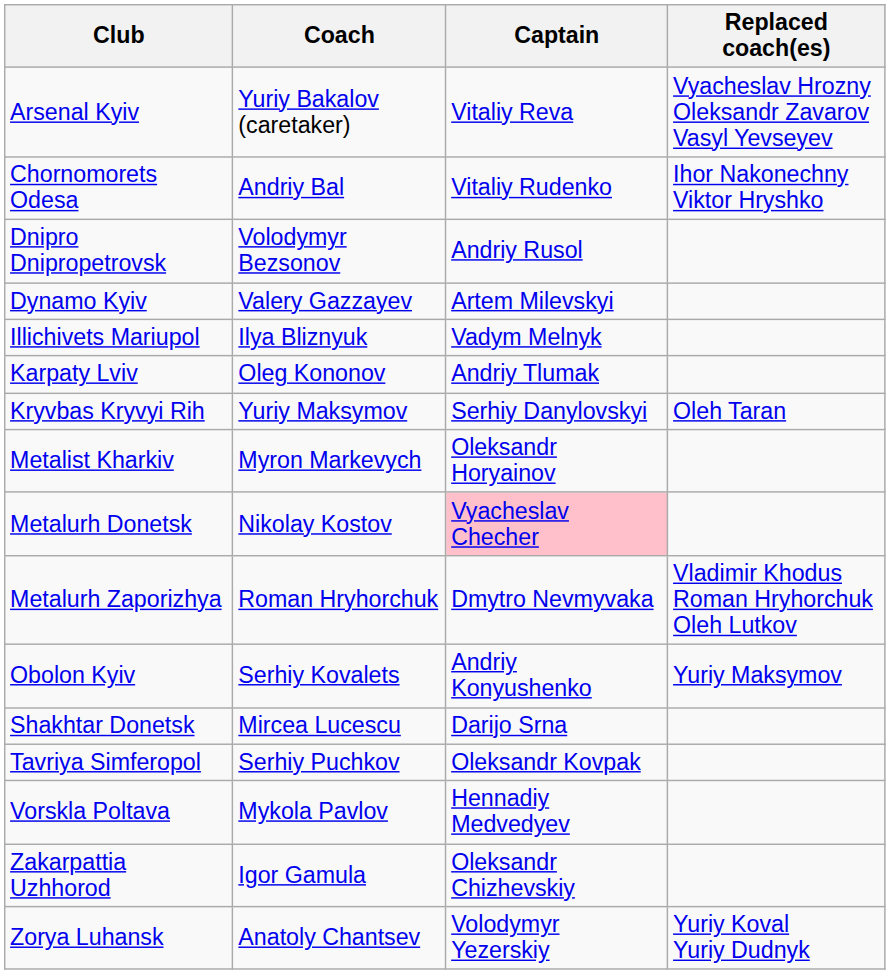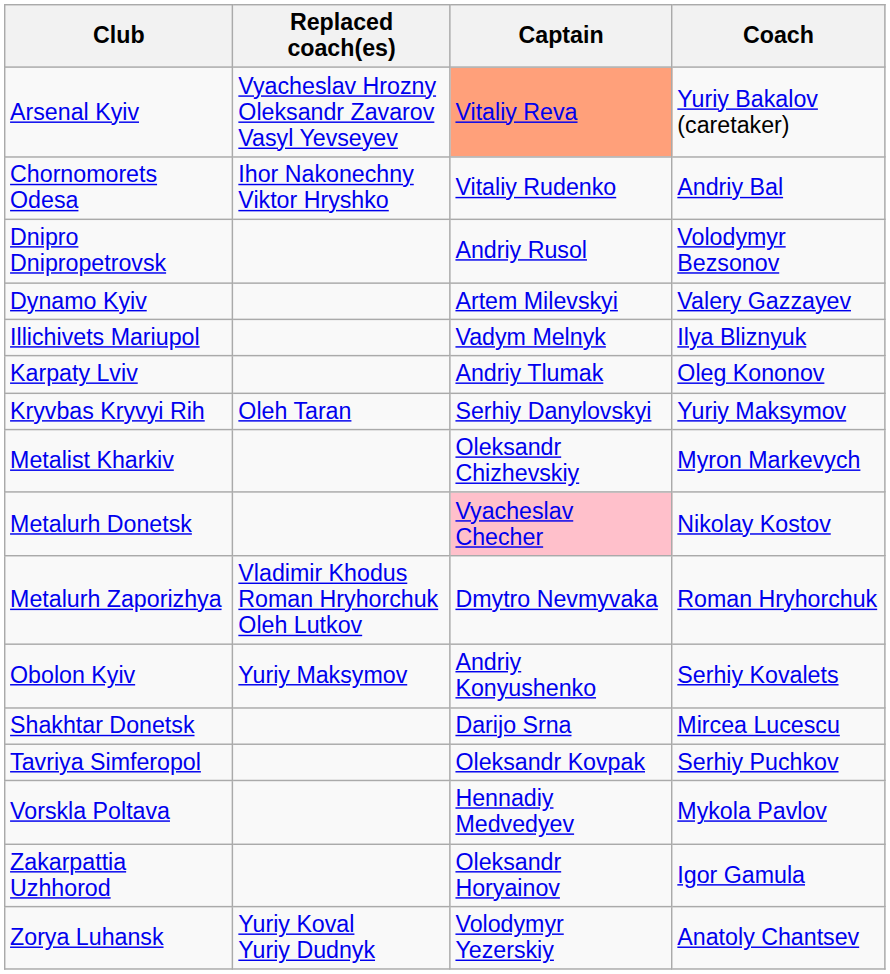columns swapped: (339, 35) <-> (776, 35)
(512, 111) no background -> (516, 111) lightsalmon background
(504, 460) Oleksandr Horyainov -> (517, 460) Oleksandr Chizhevskiy
(513, 874) Oleksandr Chizhevskiy -> (508, 874) Oleksandr Horyainov
